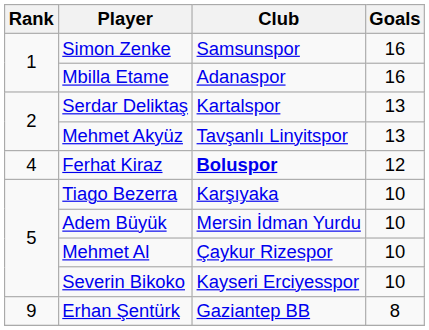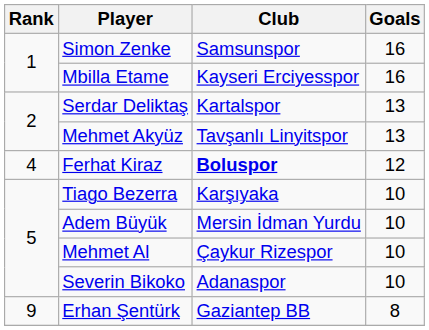(241, 77) Adanaspor -> (278, 77) Kayseri Erciyesspor
(278, 281) Kayseri Erciyesspor -> (241, 281) Adanaspor
